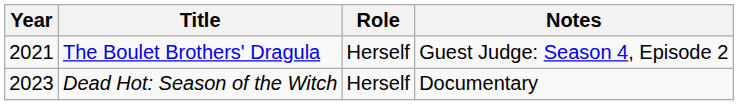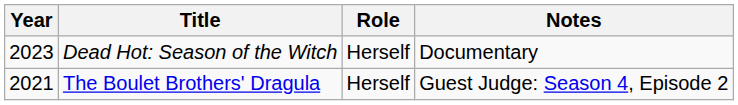rows swapped: (192, 52) <-> (200, 83)
